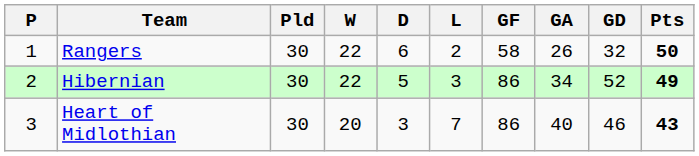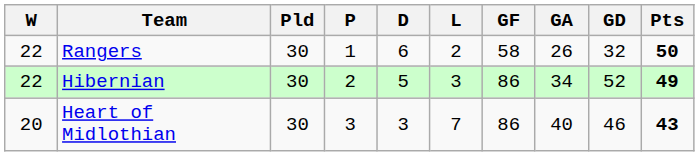columns swapped: (31, 20) <-> (350, 20)
